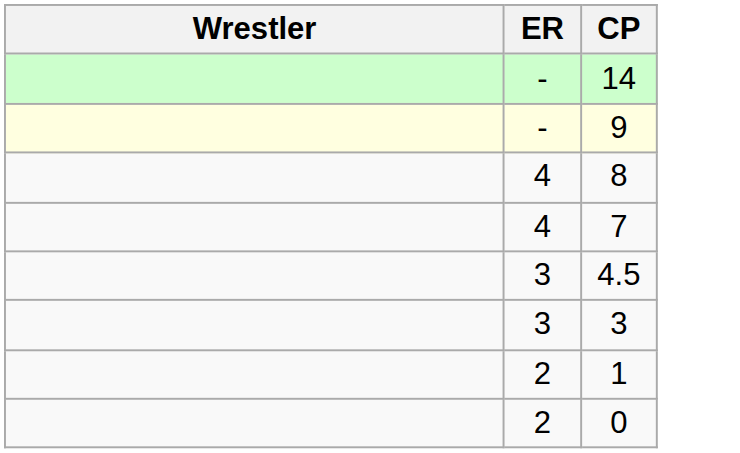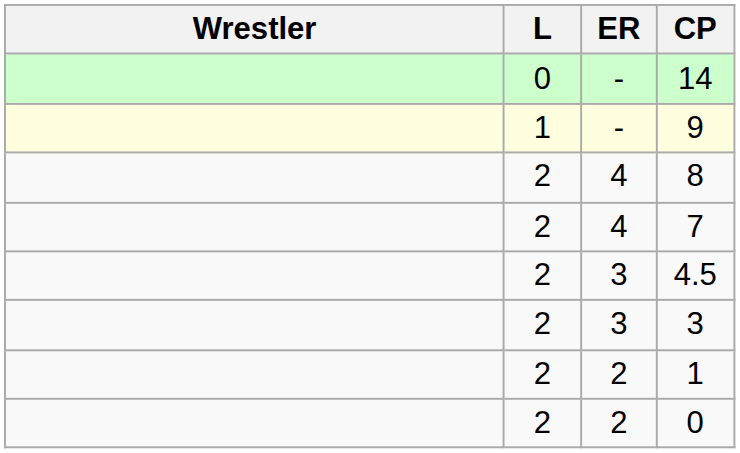+ column: (542, 29)
